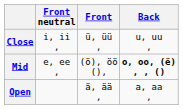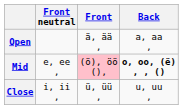rows swapped: (20, 42) <-> (20, 92)
(99, 67) no background -> (99, 67) pink background
